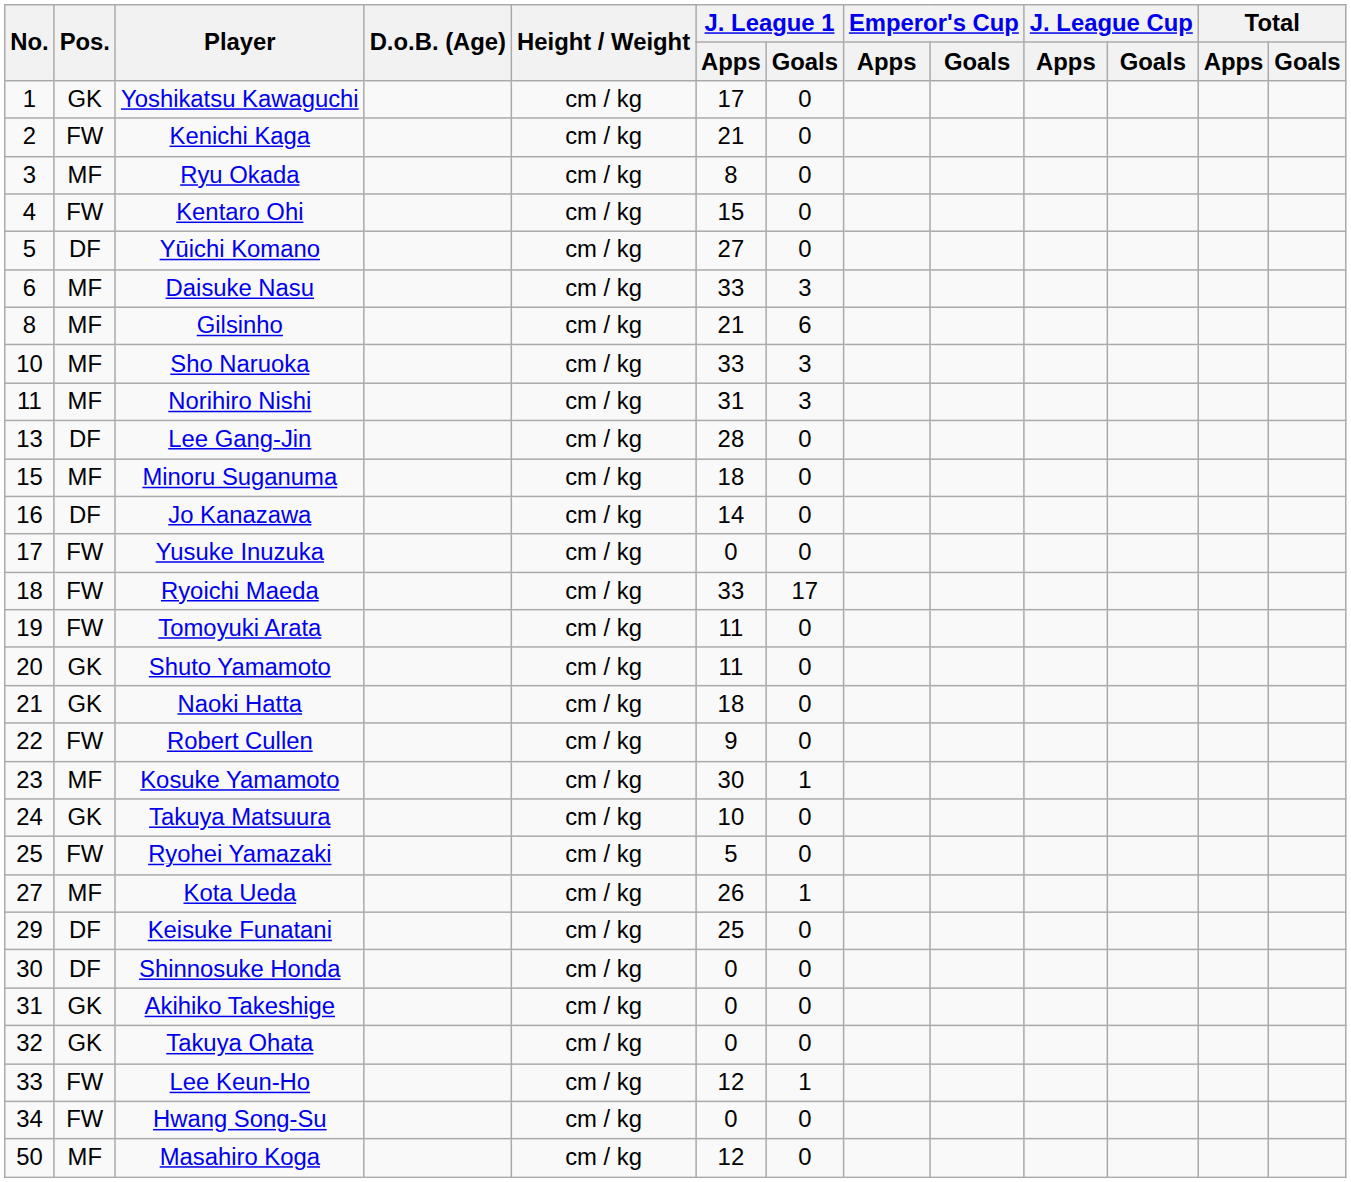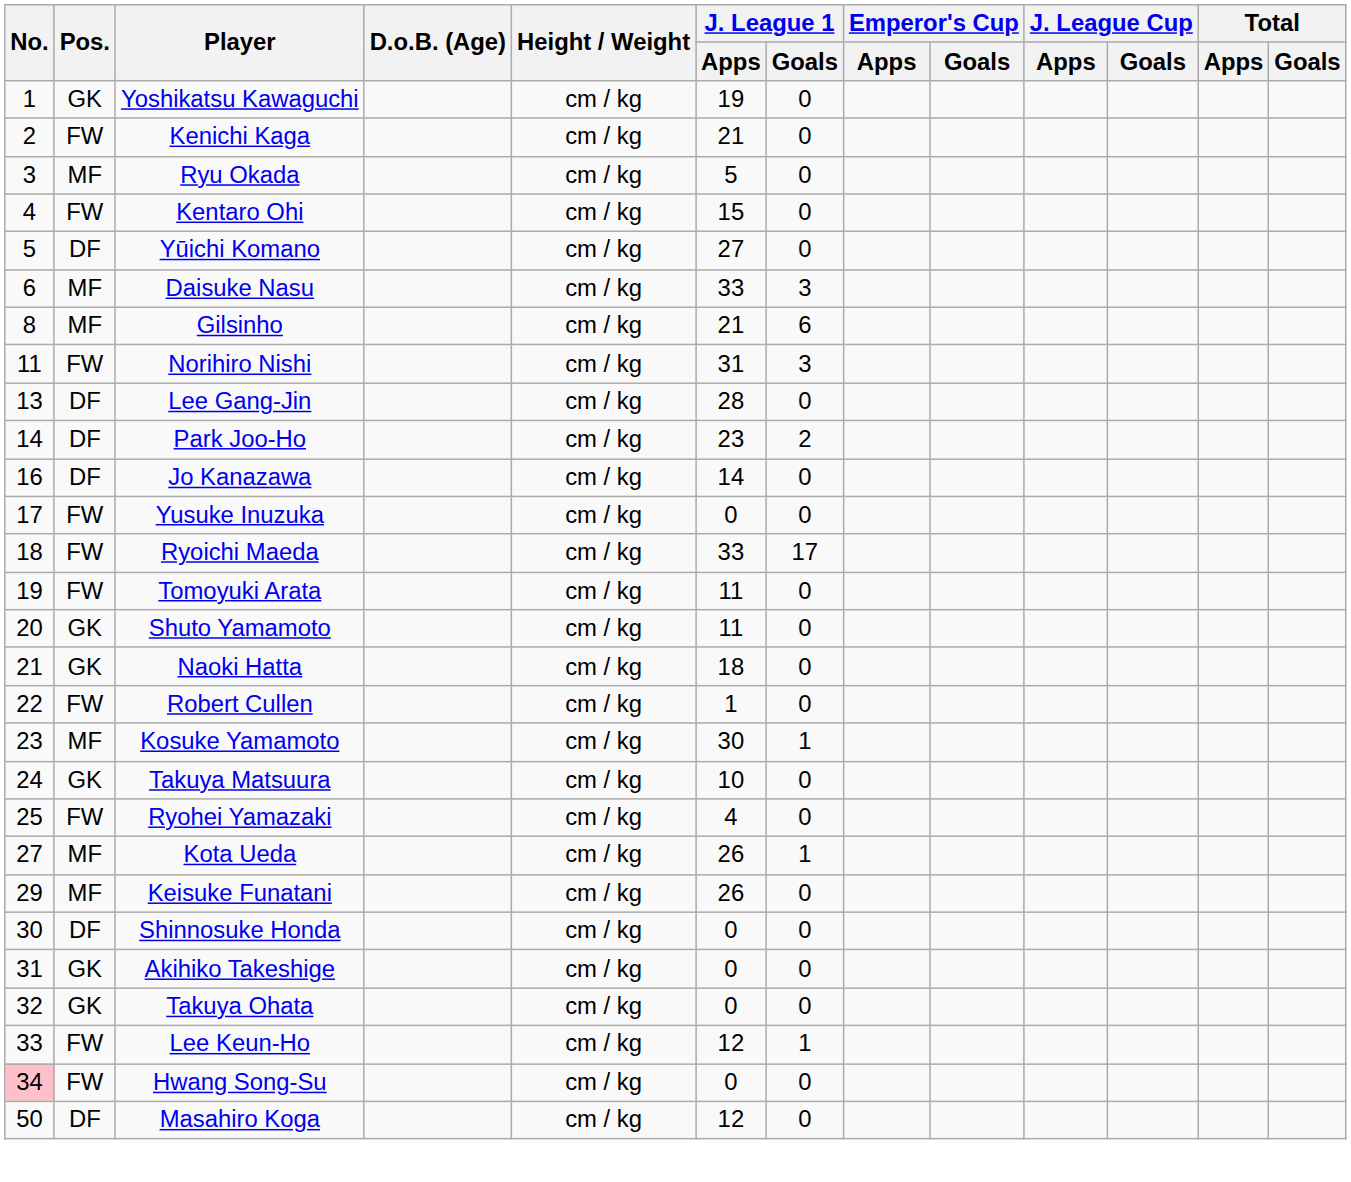(731, 99) 17 -> (731, 99) 19
(731, 174) 8 -> (731, 174) 5
- row: (240, 363)
(85, 401) MF -> (85, 363) FW
+ row: (240, 439)
- row: (240, 477)
(731, 741) 9 -> (731, 703) 1
(731, 855) 5 -> (731, 817) 4
(85, 930) DF -> (85, 893) MF
(731, 930) 25 -> (731, 893) 26
(29, 1119) no background -> (29, 1082) pink background
(85, 1157) MF -> (85, 1119) DF
